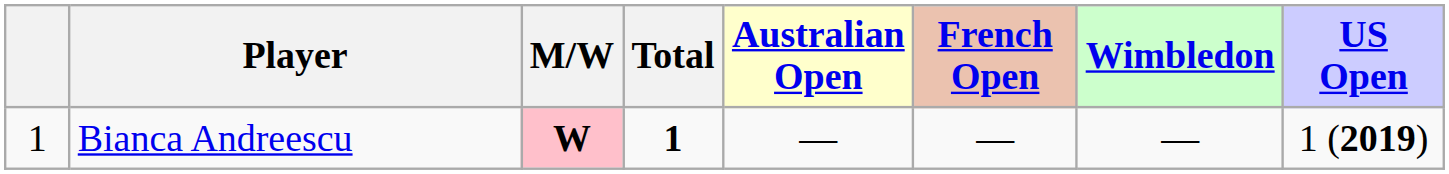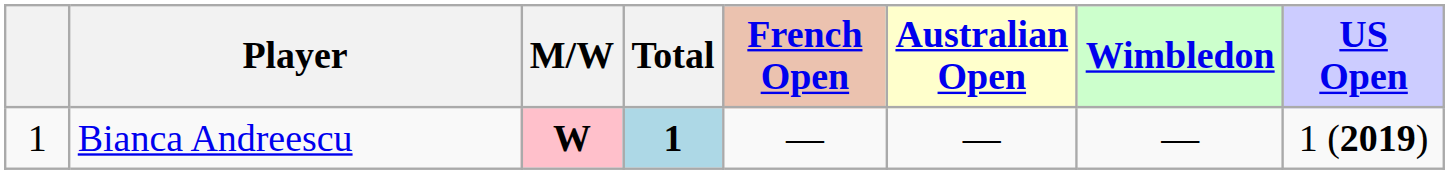columns swapped: (818, 55) <-> (995, 55)
(673, 137) no background -> (673, 137) lightblue background
